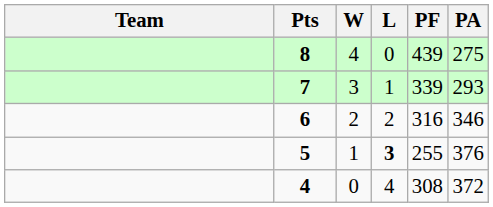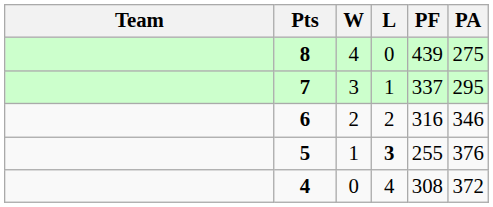(427, 86) 339 -> (427, 86) 337
(468, 86) 293 -> (468, 86) 295
